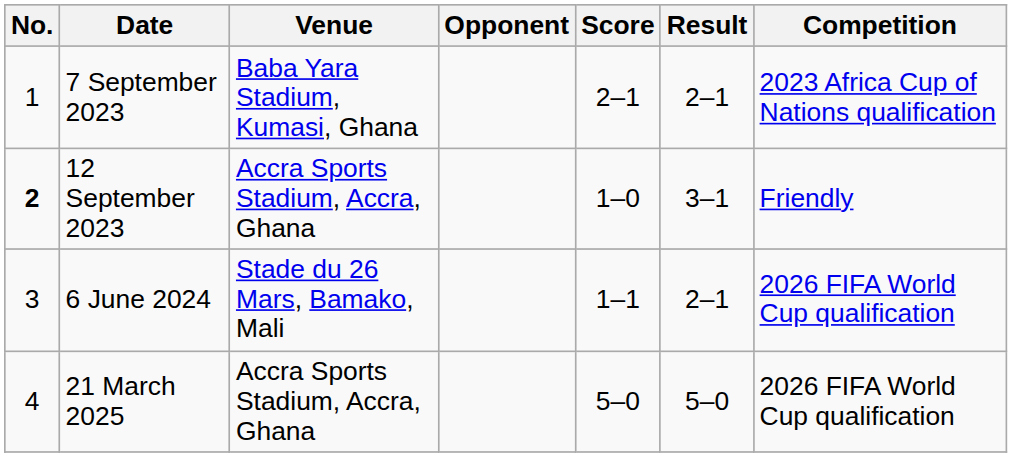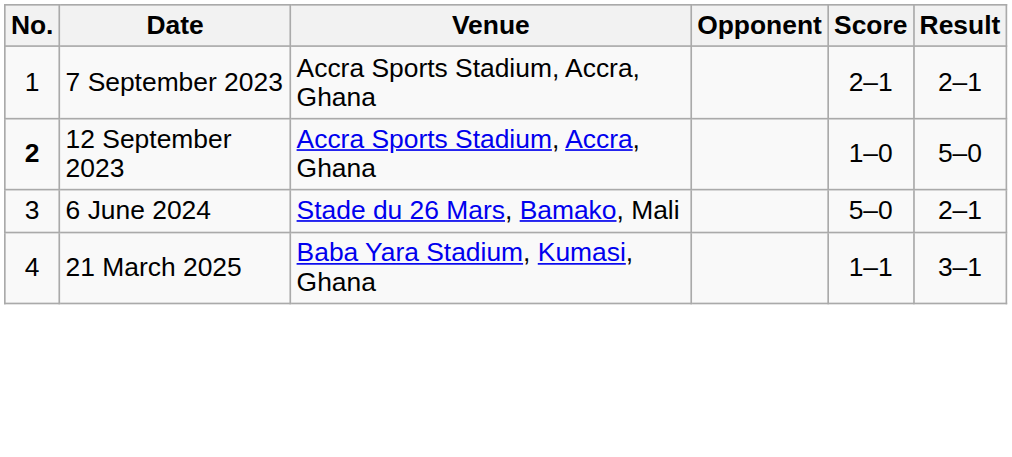- column: (880, 25)
(327, 97) Baba Yara Stadium, Kumasi, Ghana -> (468, 82) Accra Sports Stadium, Accra, Ghana
(707, 198) 3–1 -> (960, 153) 5–0
(618, 299) 1–1 -> (871, 210) 5–0
(328, 400) Accra Sports Stadium, Accra, Ghana -> (465, 267) Baba Yara Stadium, Kumasi, Ghana
(618, 400) 5–0 -> (871, 267) 1–1
(707, 400) 5–0 -> (960, 267) 3–1
